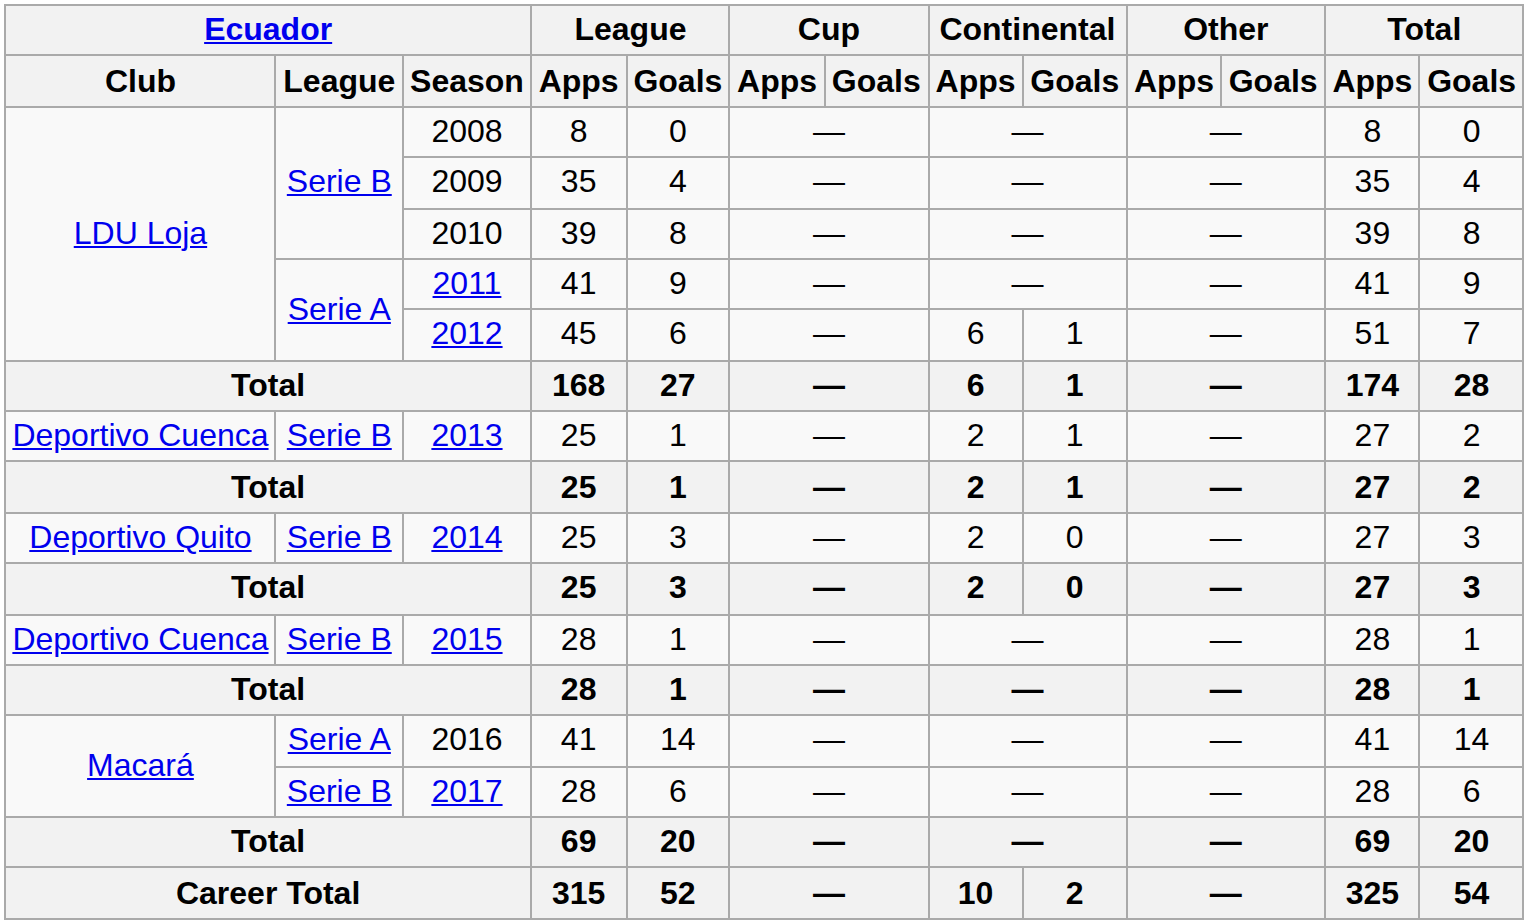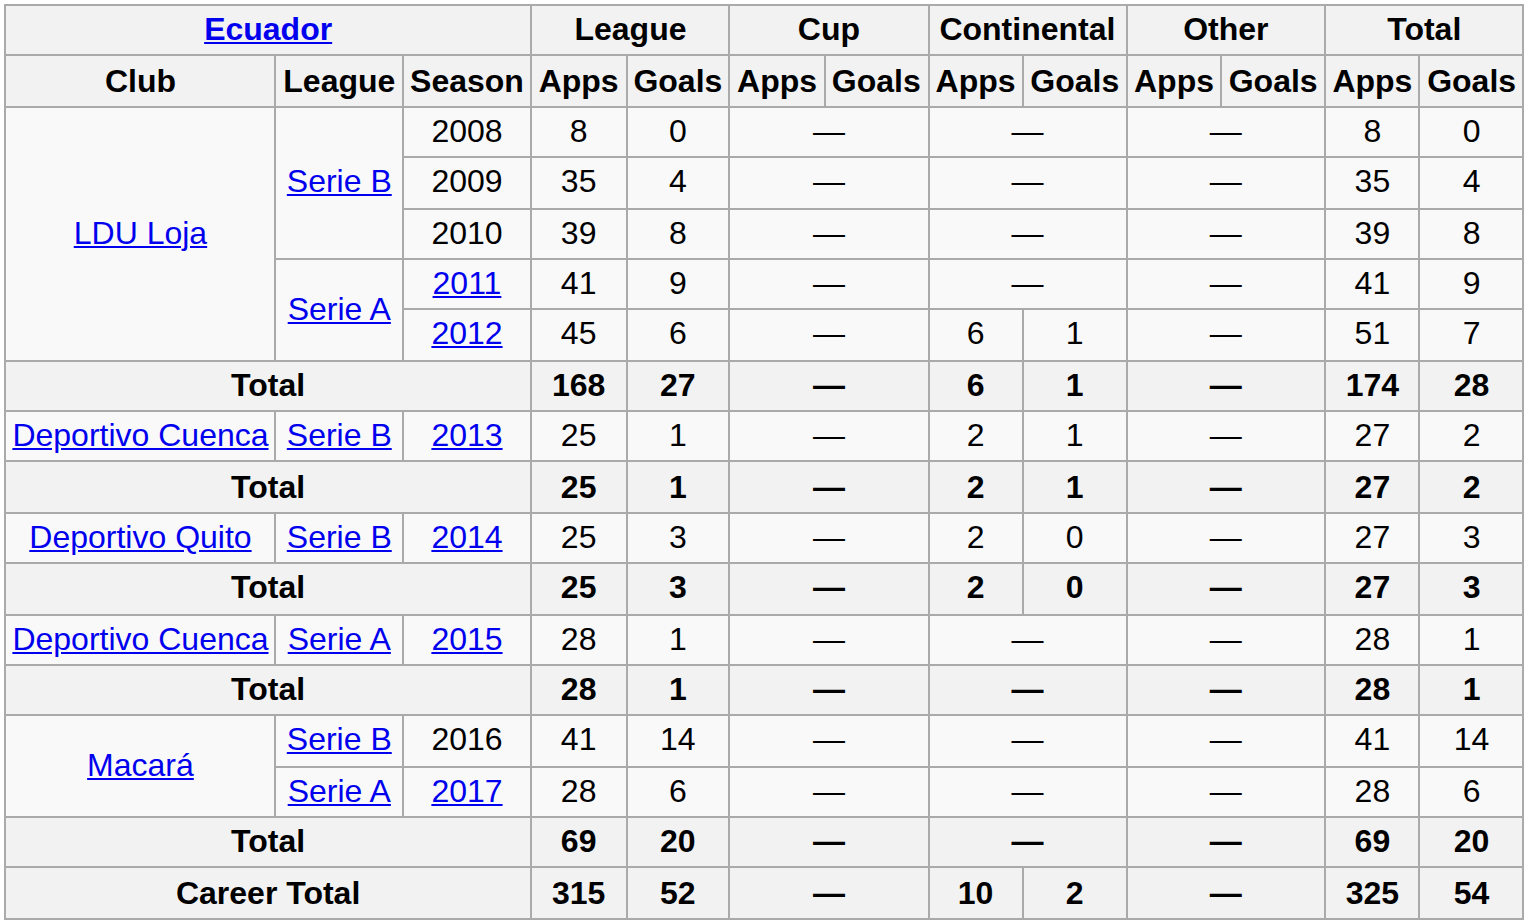(339, 638) Serie B -> (339, 638) Serie A
(339, 740) Serie A -> (339, 740) Serie B
(339, 791) Serie B -> (339, 791) Serie A
